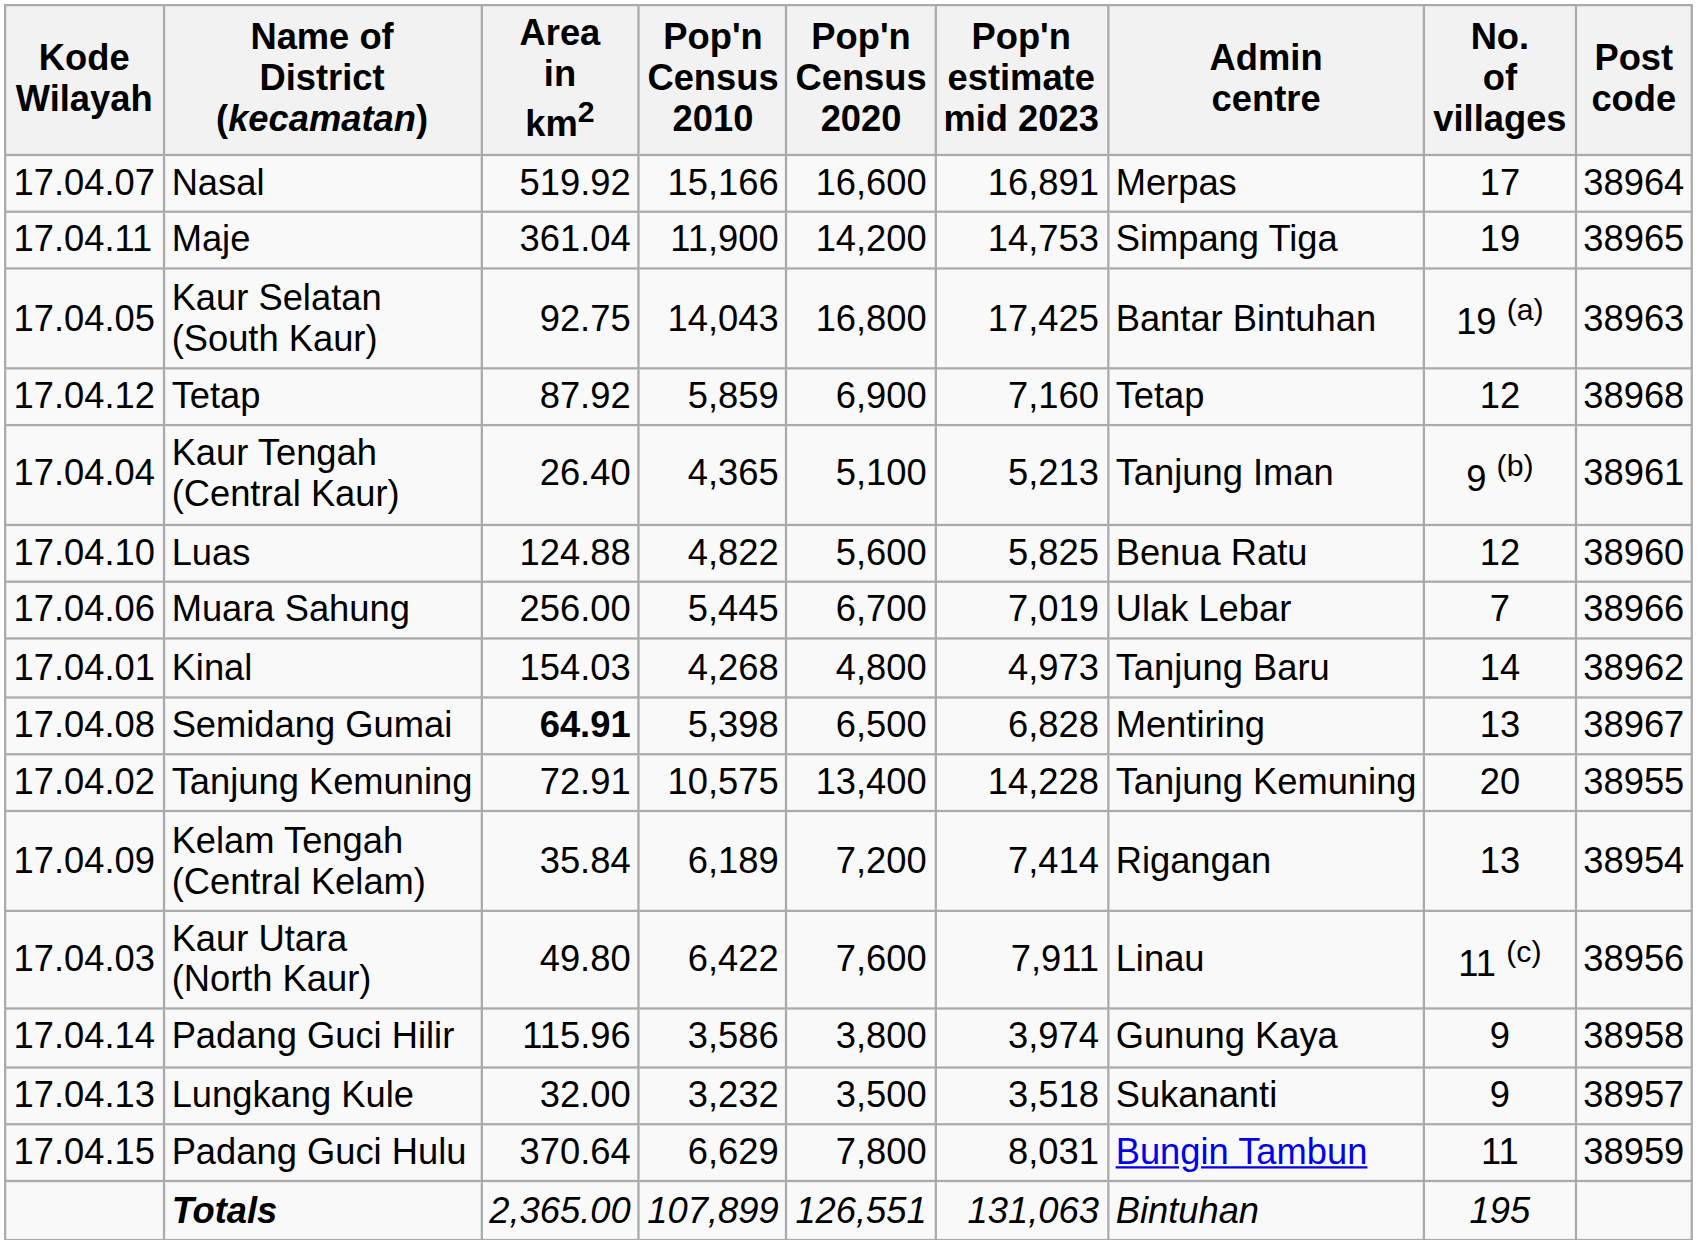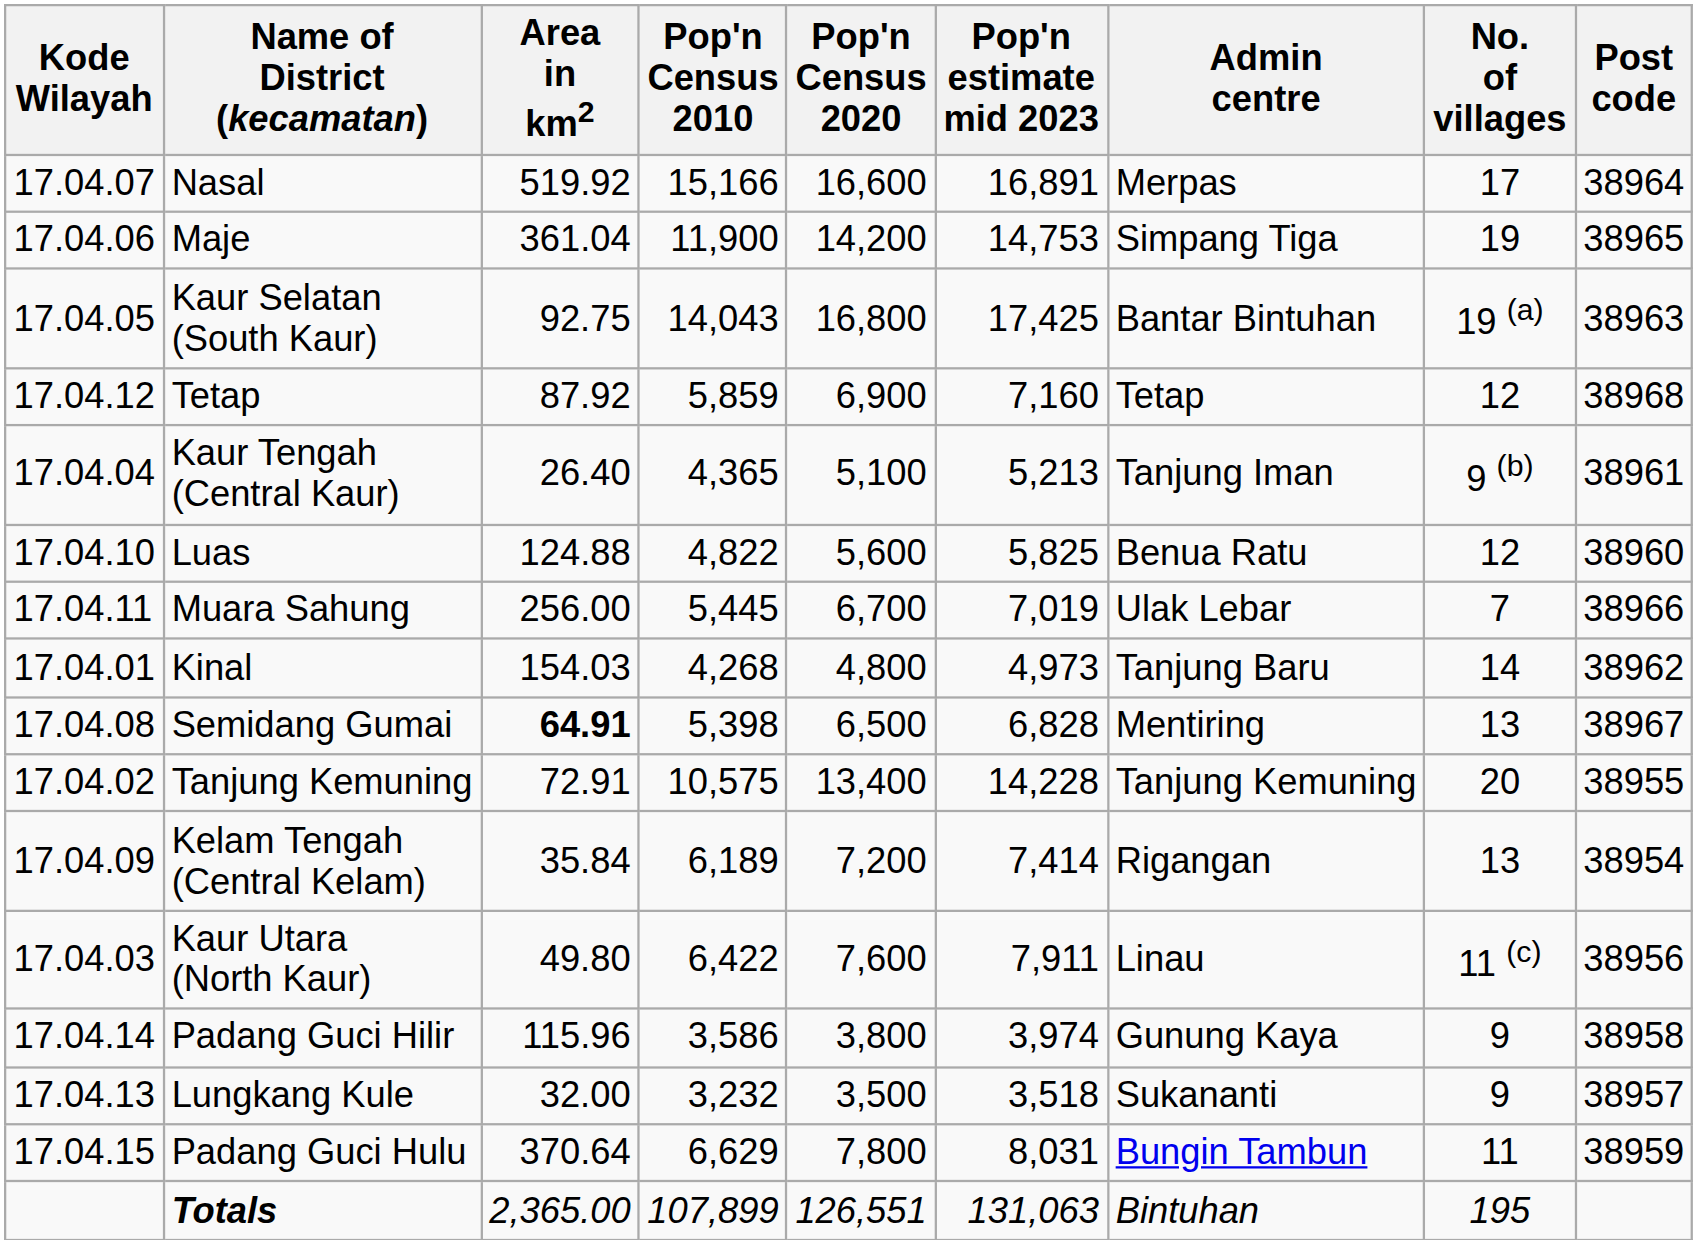(83, 240) 17.04.11 -> (84, 240) 17.04.06
(84, 609) 17.04.06 -> (83, 609) 17.04.11
